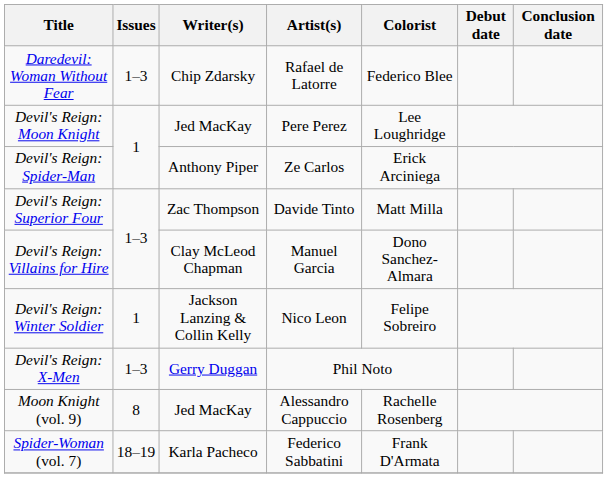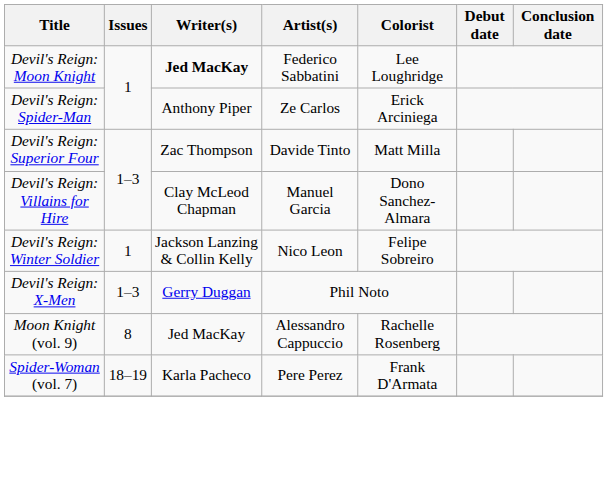- row: (59, 75)
(213, 125) normal -> (206, 66) bold
(314, 125) Pere Perez -> (310, 66) Federico Sabbatini
(314, 451) Federico Sabbatini -> (310, 375) Pere Perez
